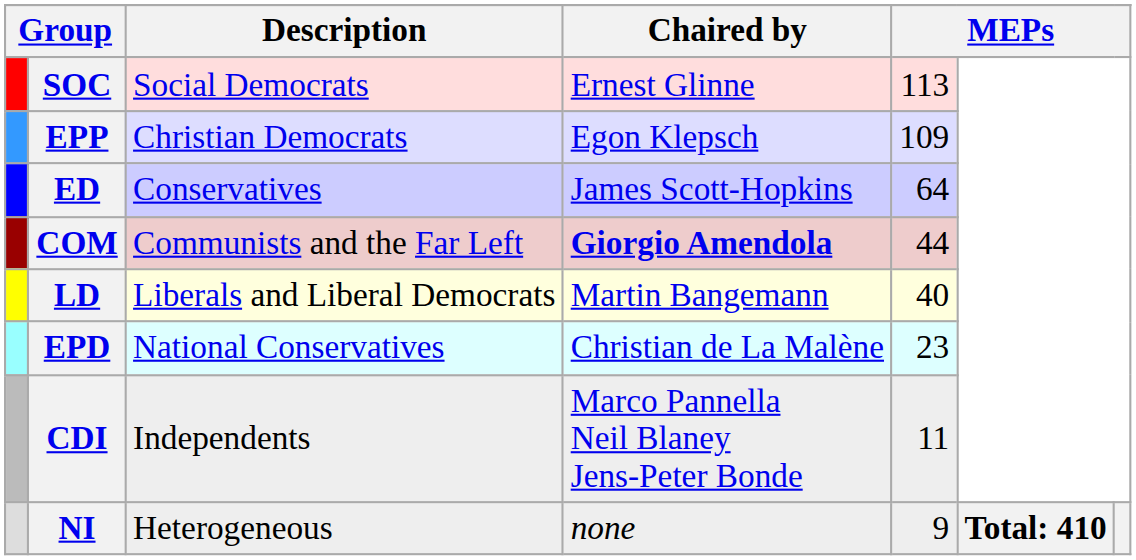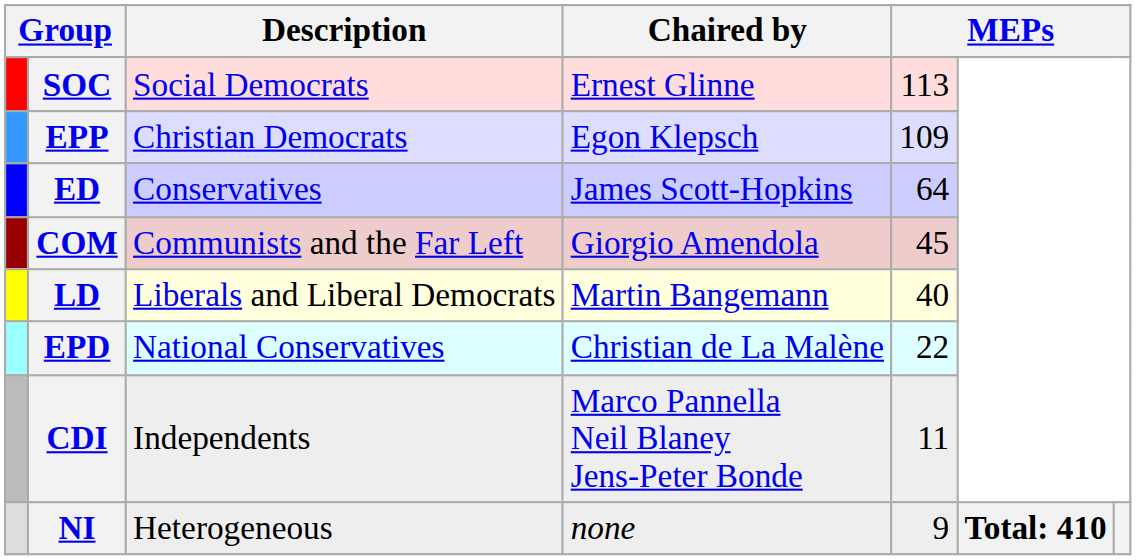(702, 242) bold -> (695, 242) normal
(933, 242) 44 -> (933, 242) 45
(933, 347) 23 -> (933, 347) 22
